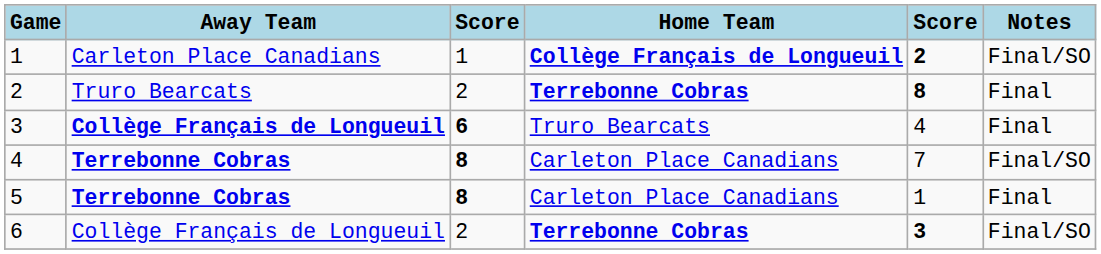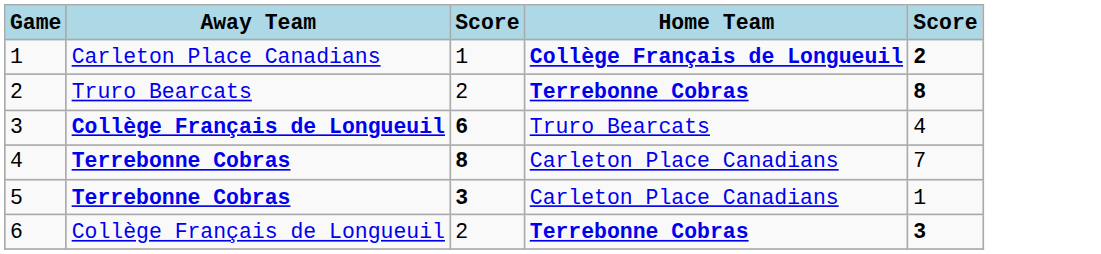- column: (1039, 22)
(462, 197) 8 -> (462, 197) 3
